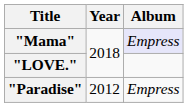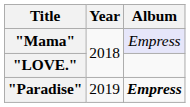(105, 89) 2012 -> (105, 89) 2019
(153, 89) normal -> (154, 89) bold
